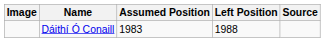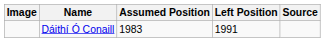(226, 29) 1988 -> (226, 29) 1991
